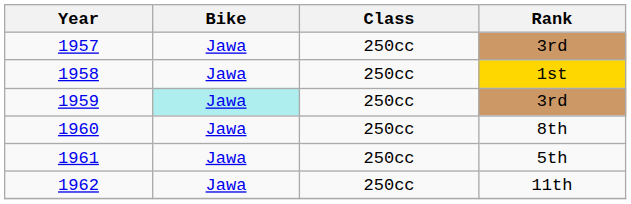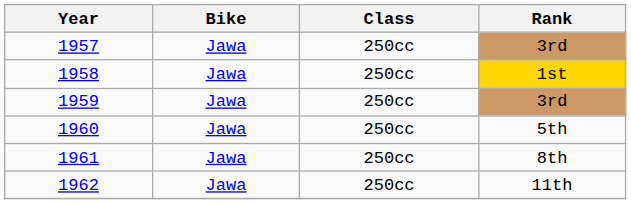(226, 102) paleturquoise background -> (226, 102) no background
(552, 130) 8th -> (552, 130) 5th
(552, 157) 5th -> (552, 157) 8th
